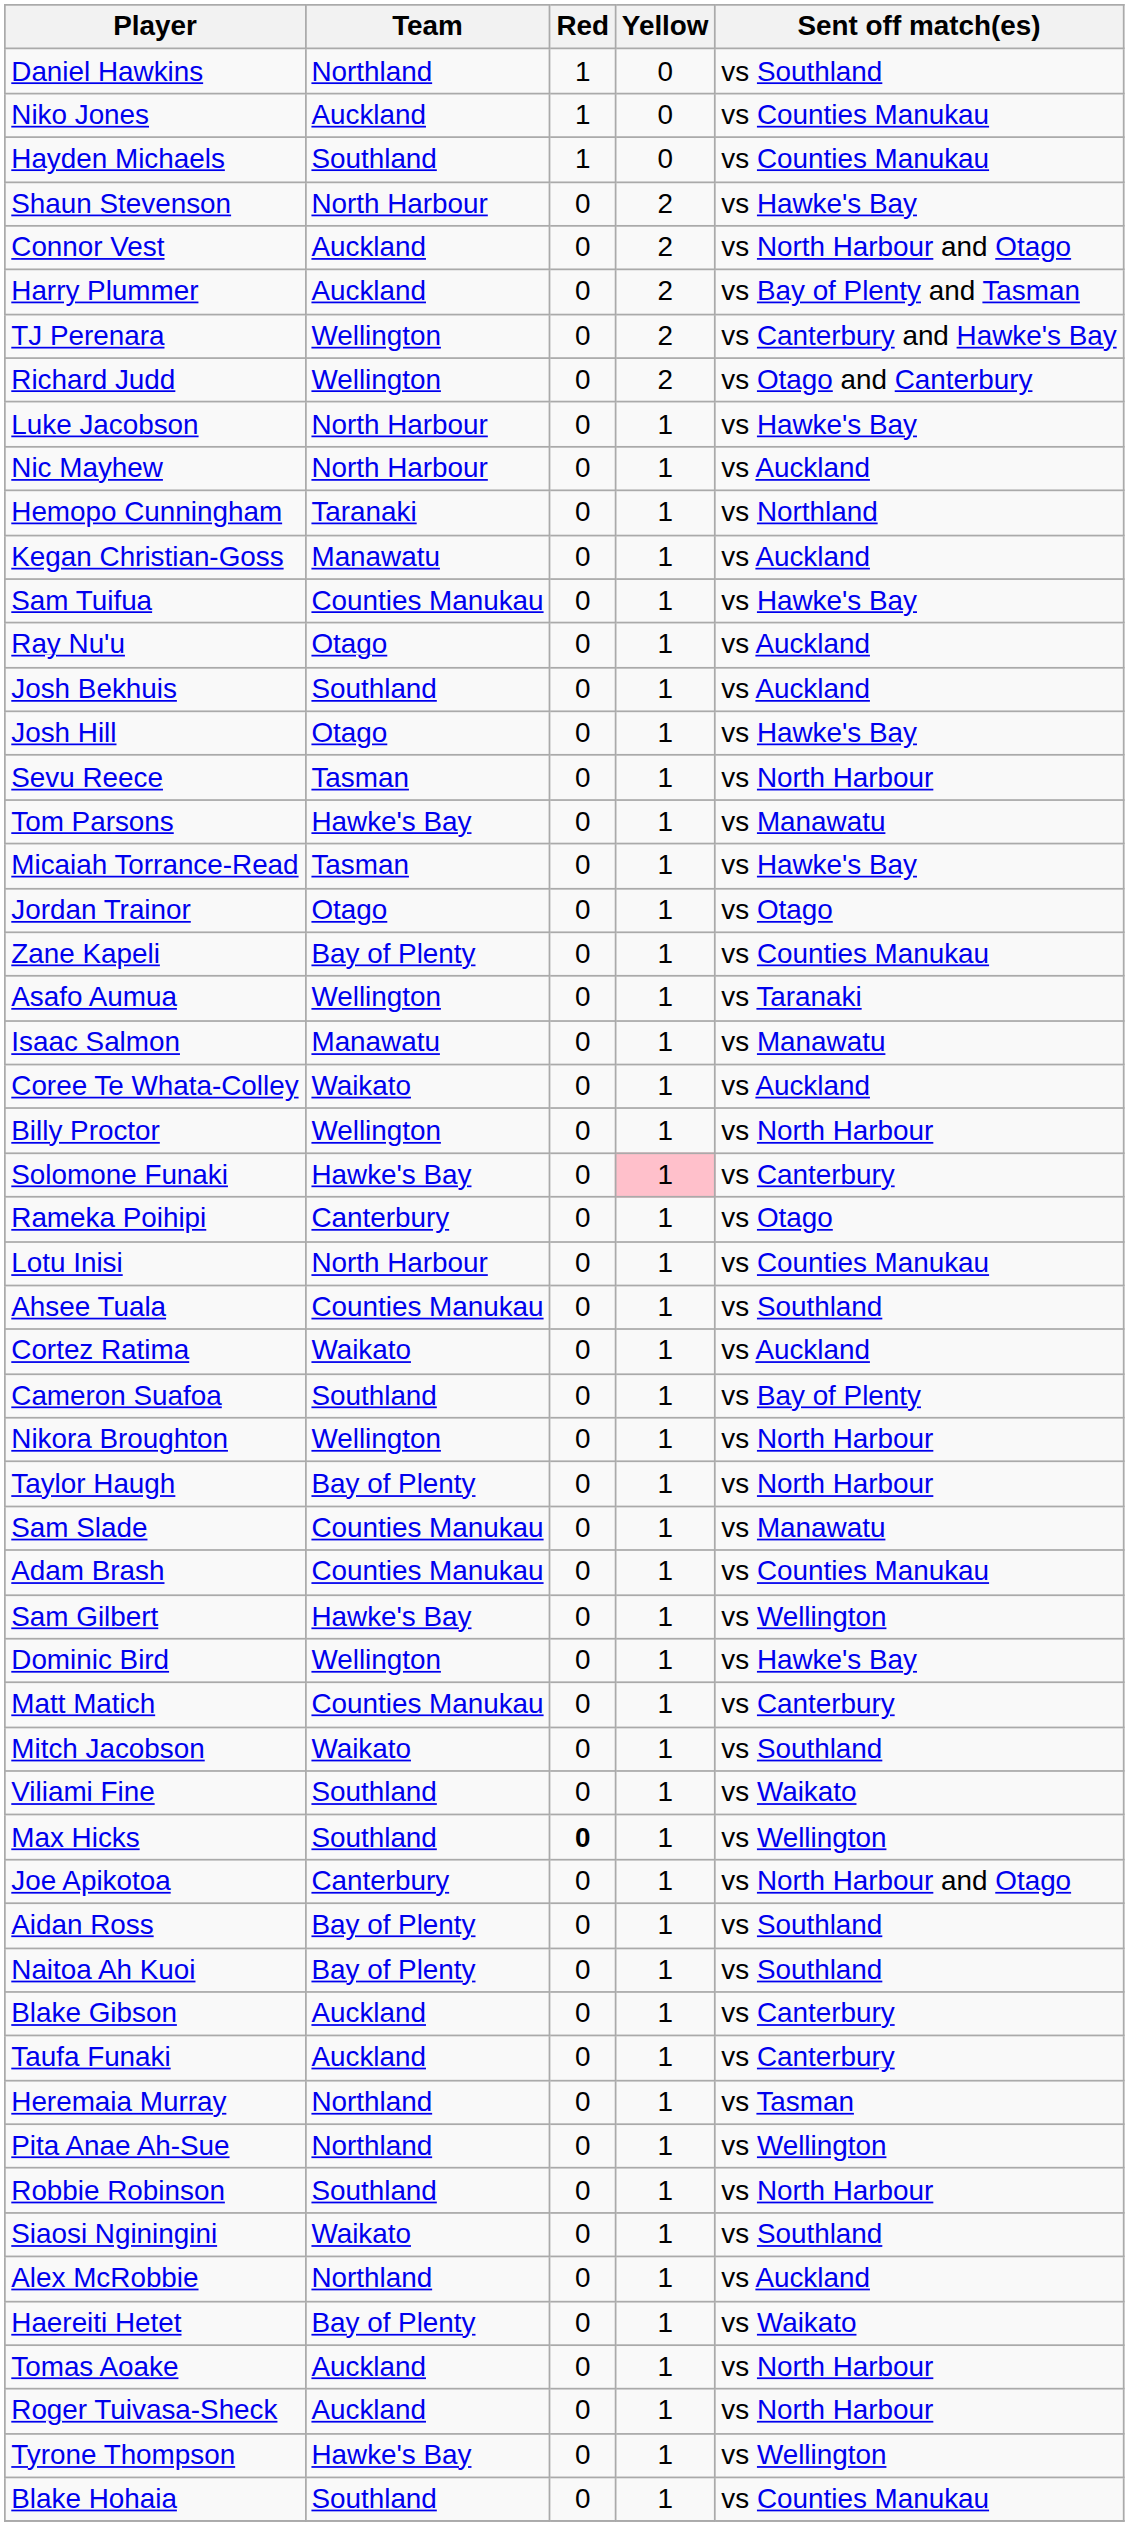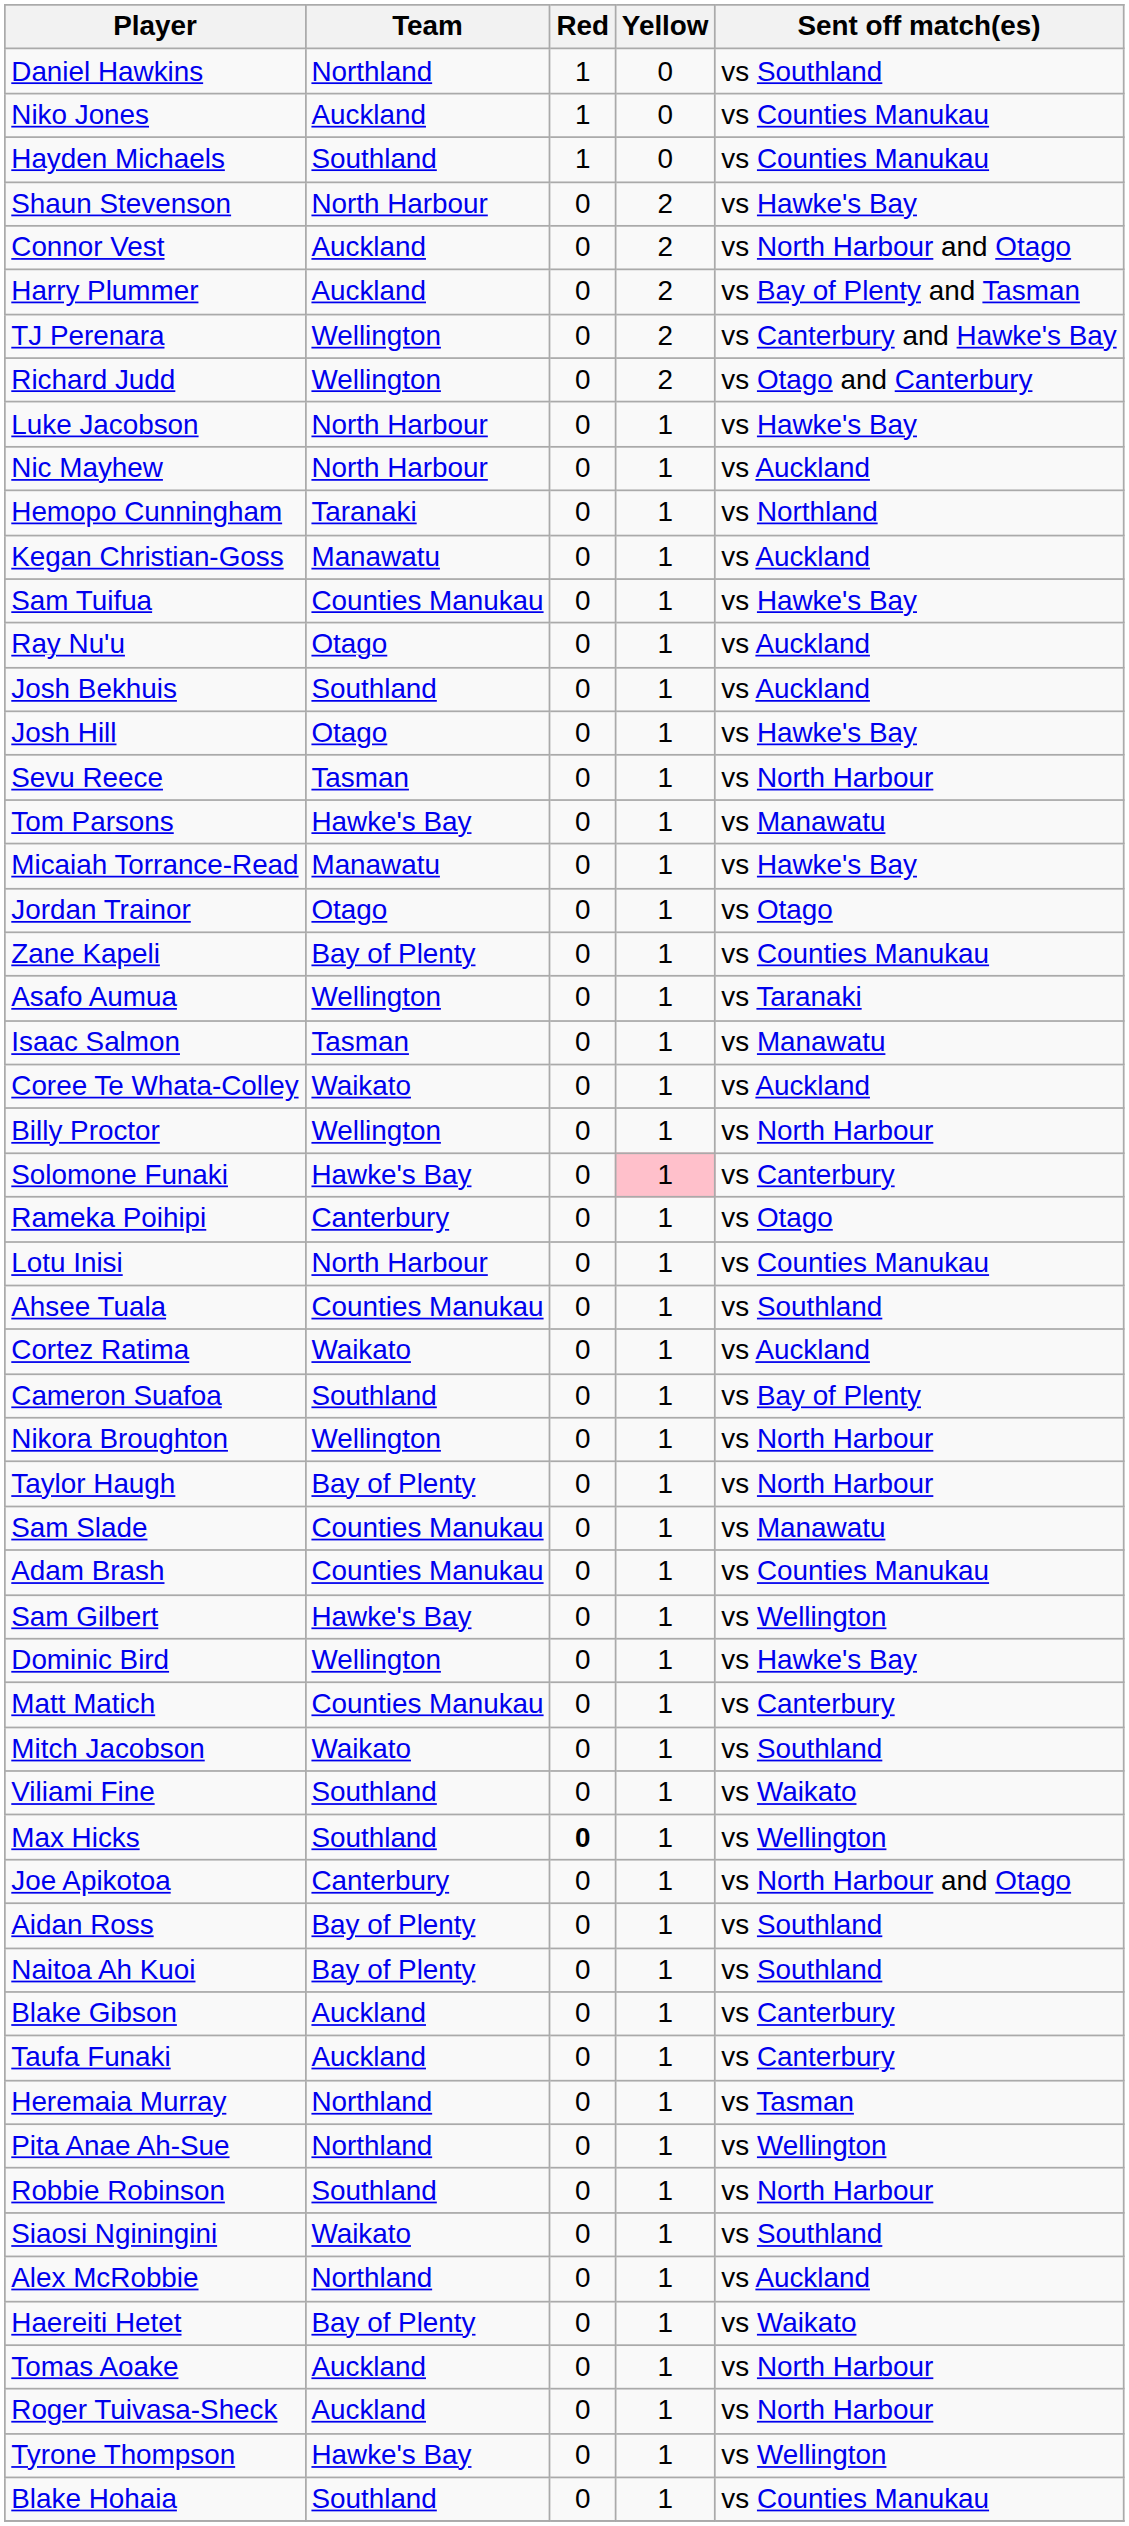(360, 865) Tasman -> (376, 865) Manawatu
(376, 1042) Manawatu -> (360, 1042) Tasman
